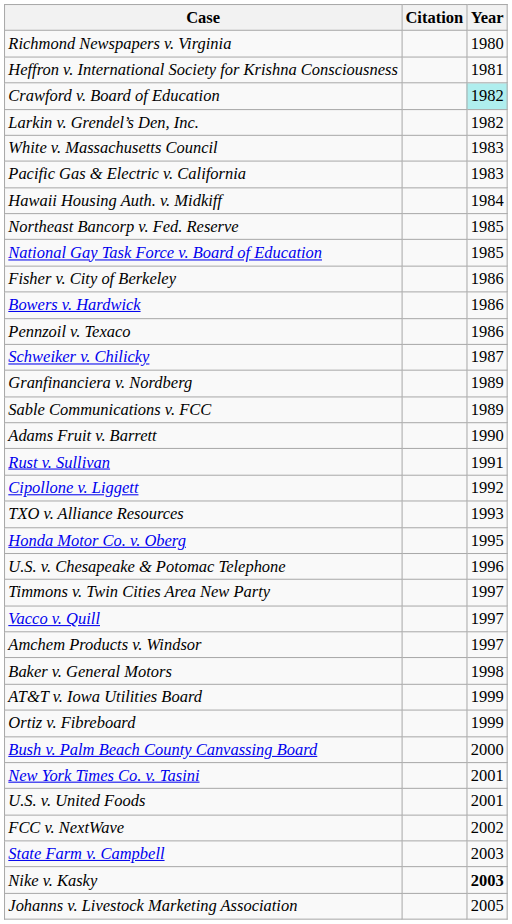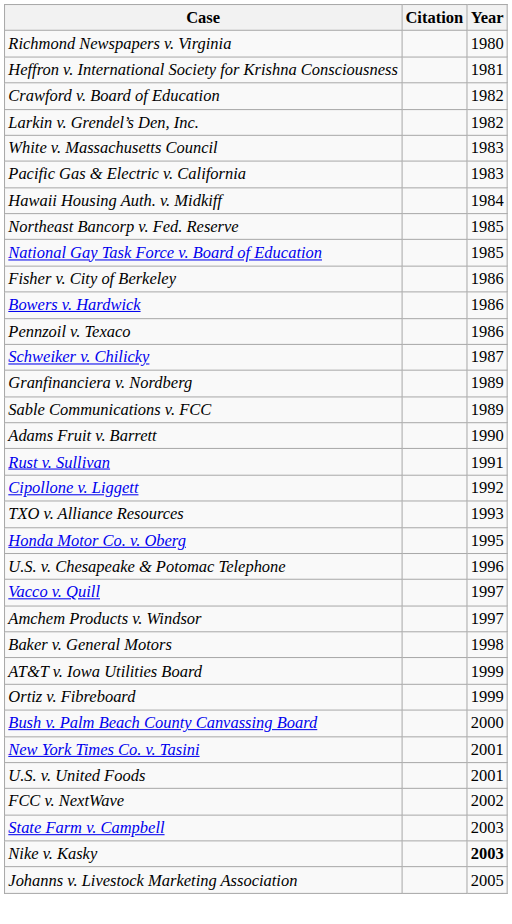(487, 95) paleturquoise background -> (487, 95) no background
- row: (139, 592)
